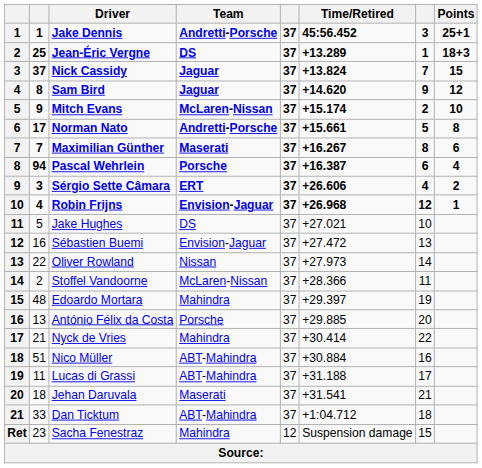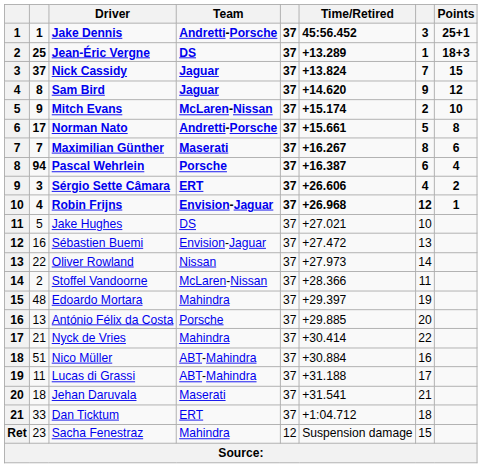(218, 414) ABT-Mahindra -> (191, 414) ERT
